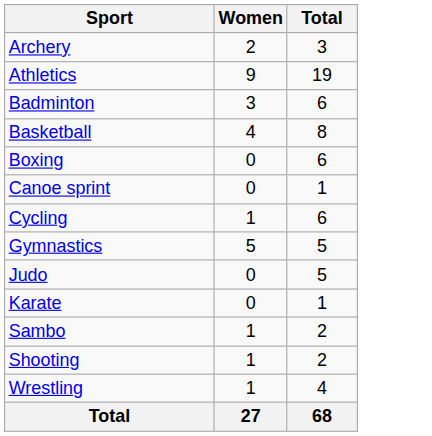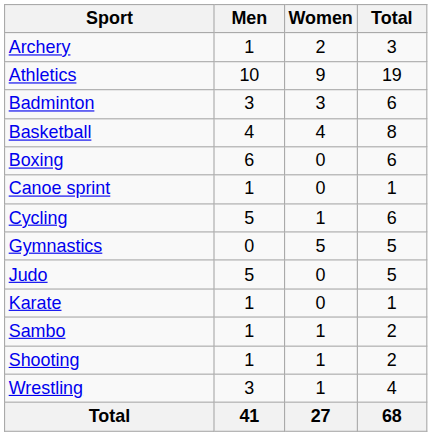+ column: (249, 18)
